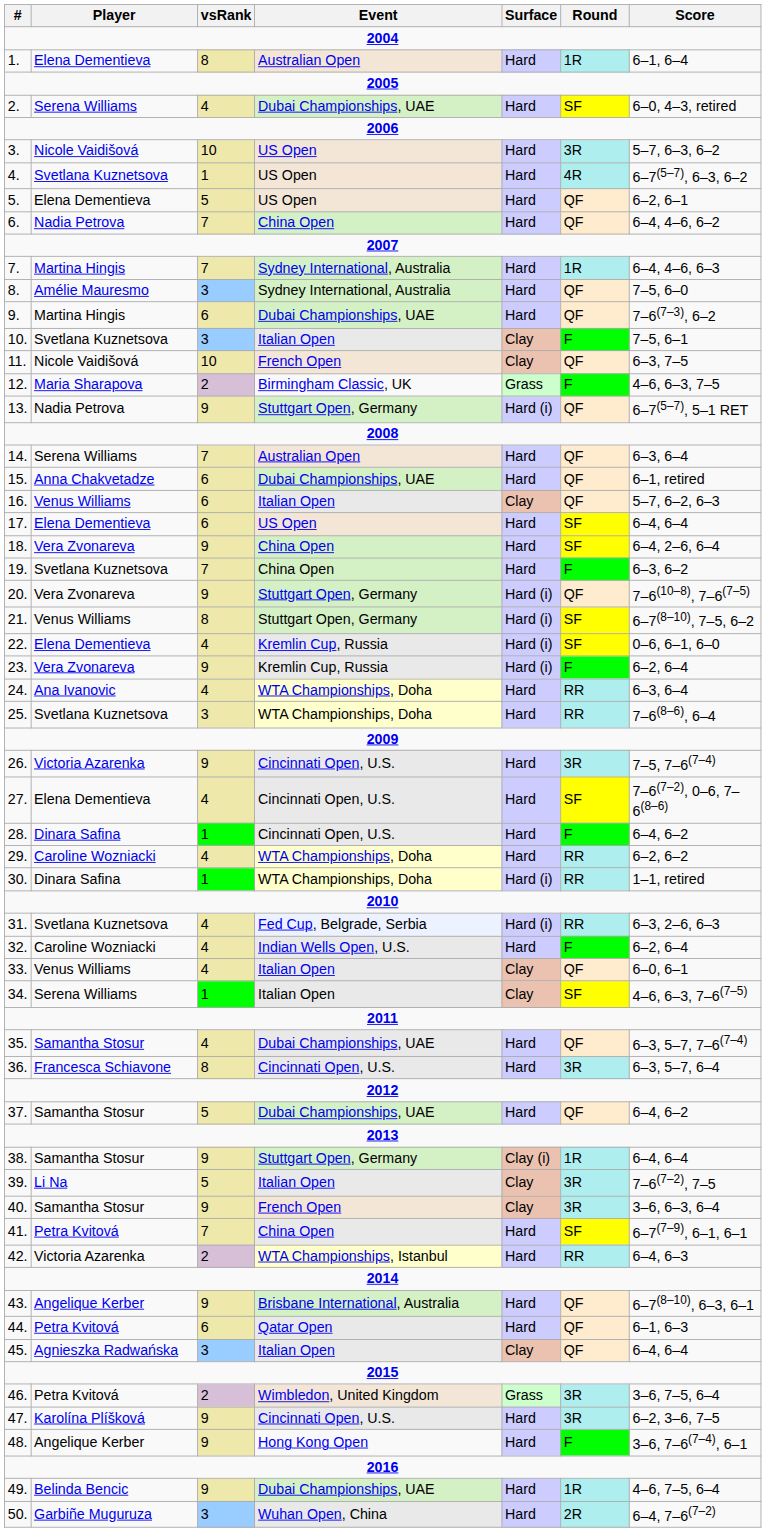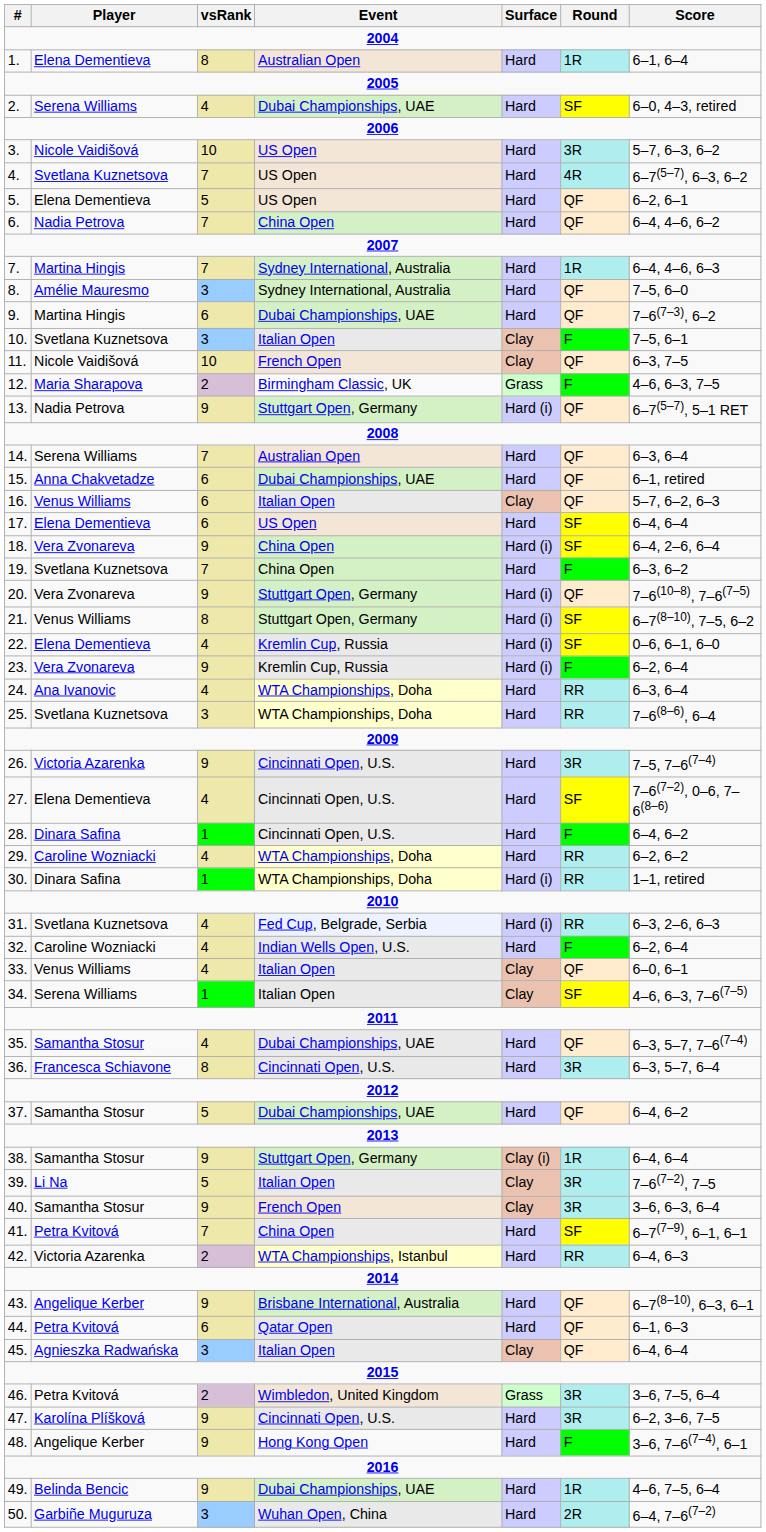(205, 175) 1 -> (205, 175) 7
(520, 546) Hard -> (529, 546) Hard (i)
